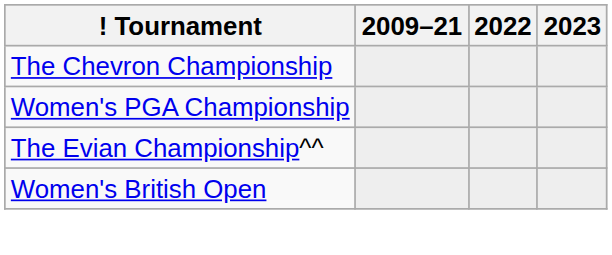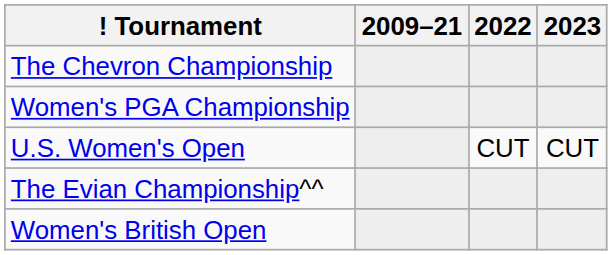+ row: (128, 148)
